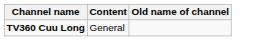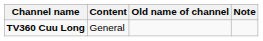+ column: (245, 12)
